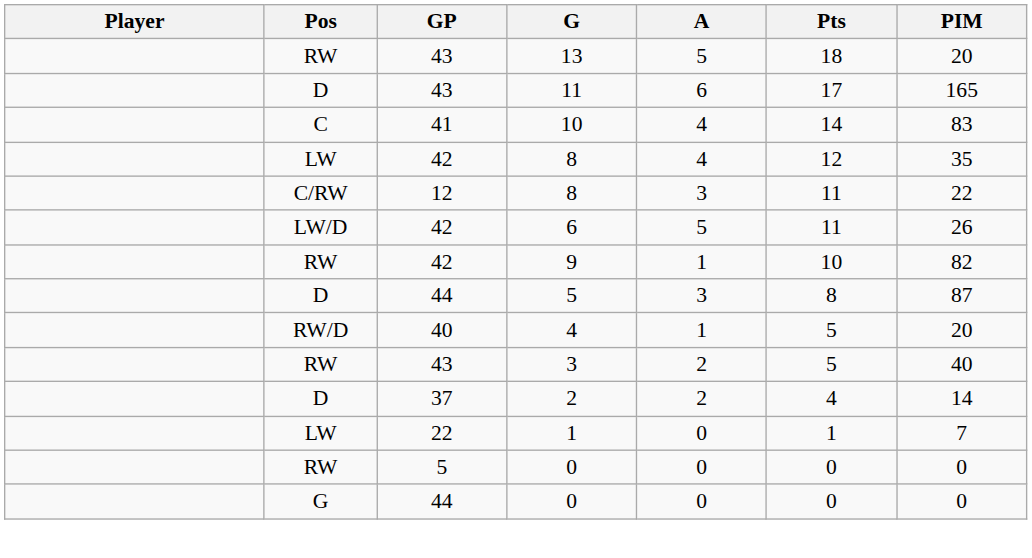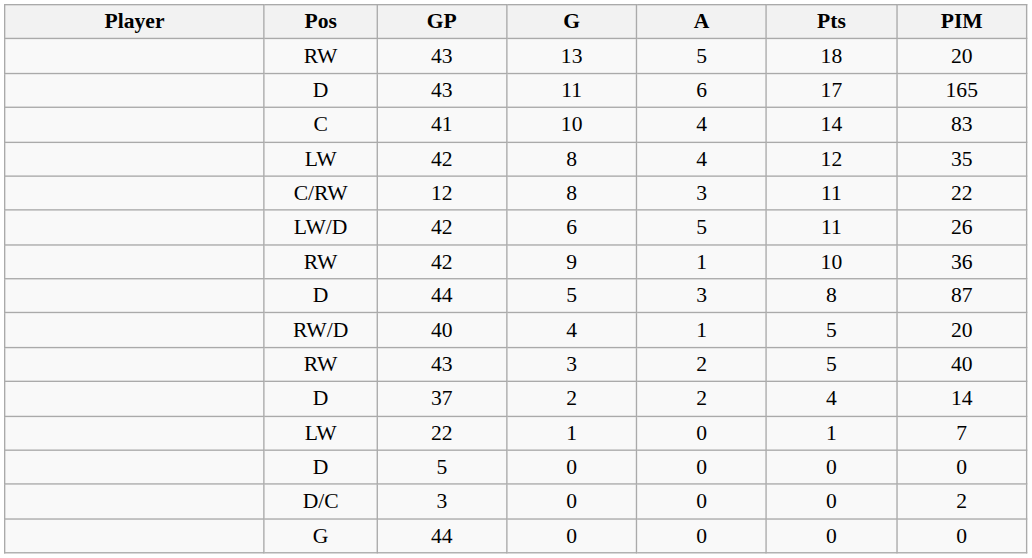(962, 261) 82 -> (962, 261) 36
(321, 466) RW -> (321, 466) D
+ row: (442, 501)
